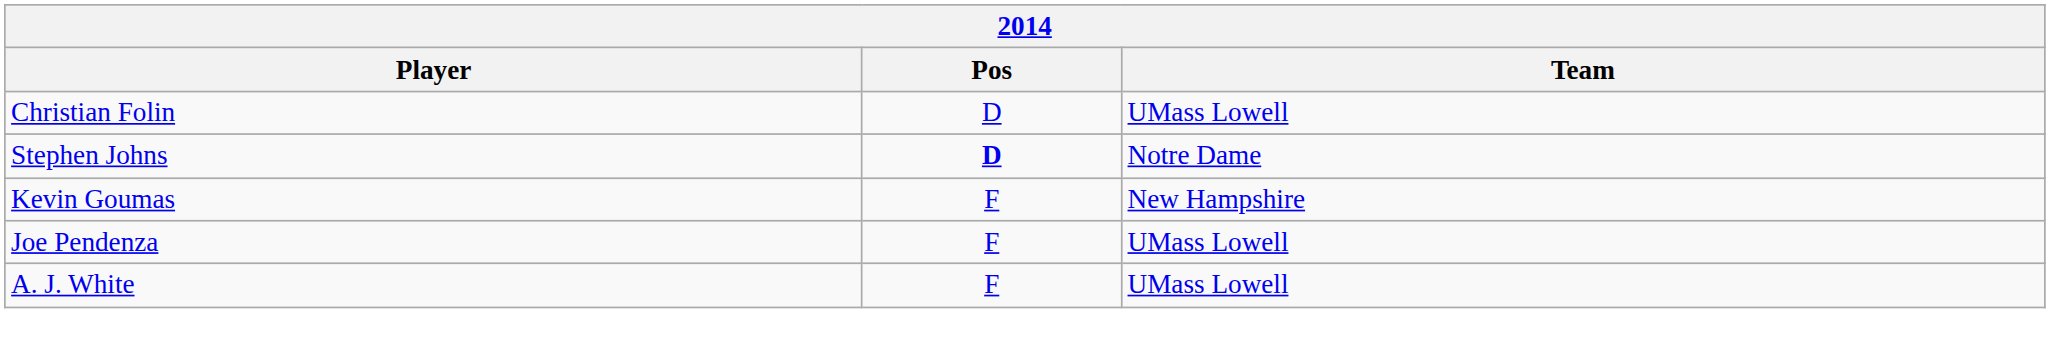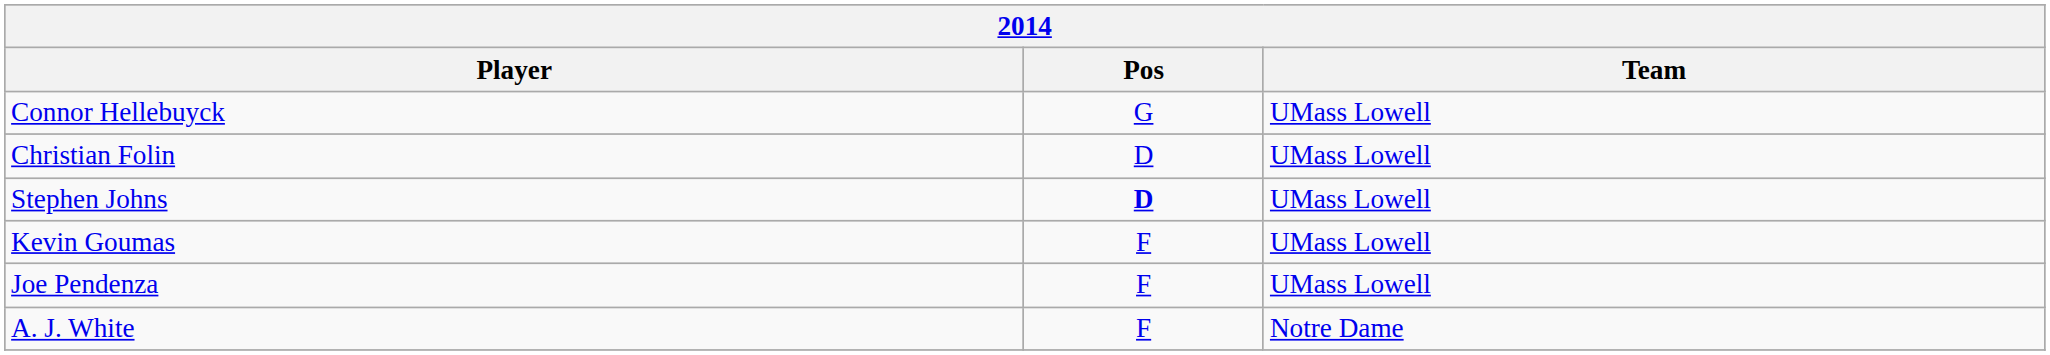+ row: (118, 112)
(1194, 155) Notre Dame -> (1350, 198) UMass Lowell
(1216, 198) New Hampshire -> (1350, 241) UMass Lowell
(1208, 284) UMass Lowell -> (1337, 328) Notre Dame
